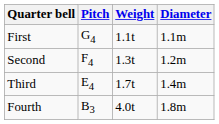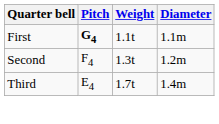(88, 36) normal -> (89, 36) bold
- row: (24, 107)
